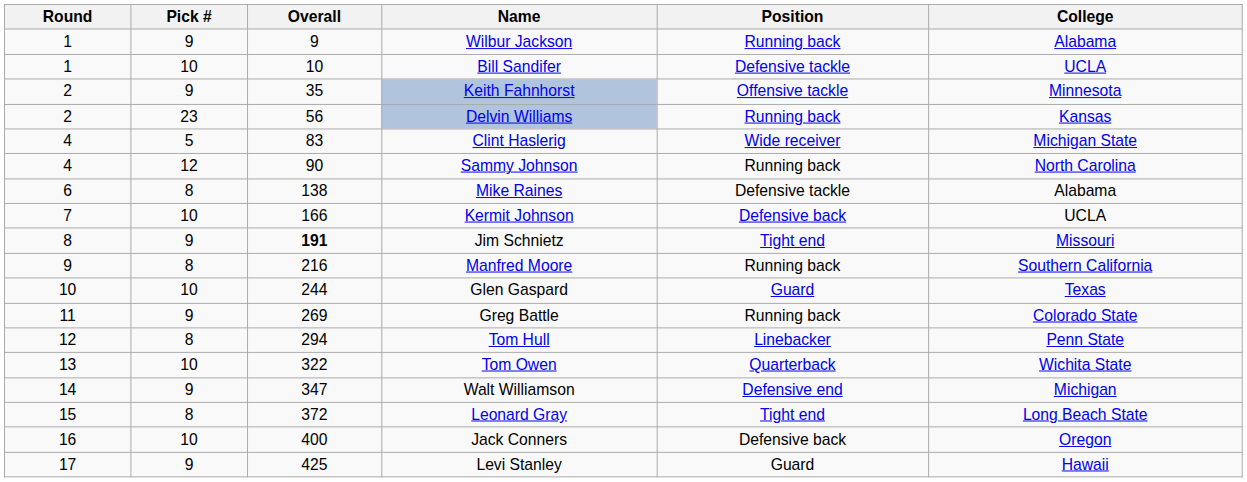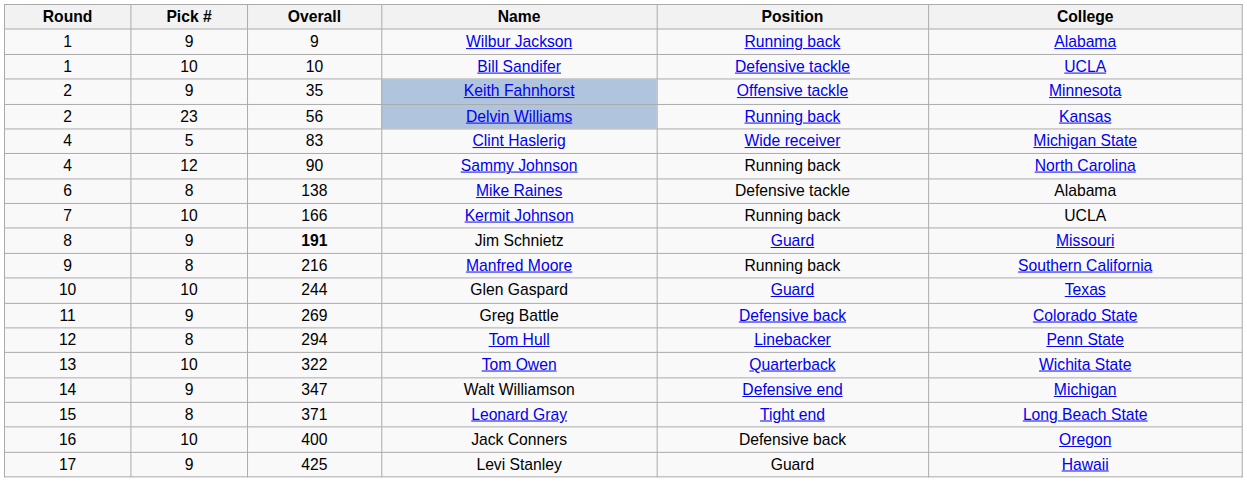(792, 215) Defensive back -> (792, 215) Running back
(792, 240) Tight end -> (792, 240) Guard
(792, 315) Running back -> (792, 315) Defensive back
(314, 414) 372 -> (314, 414) 371
